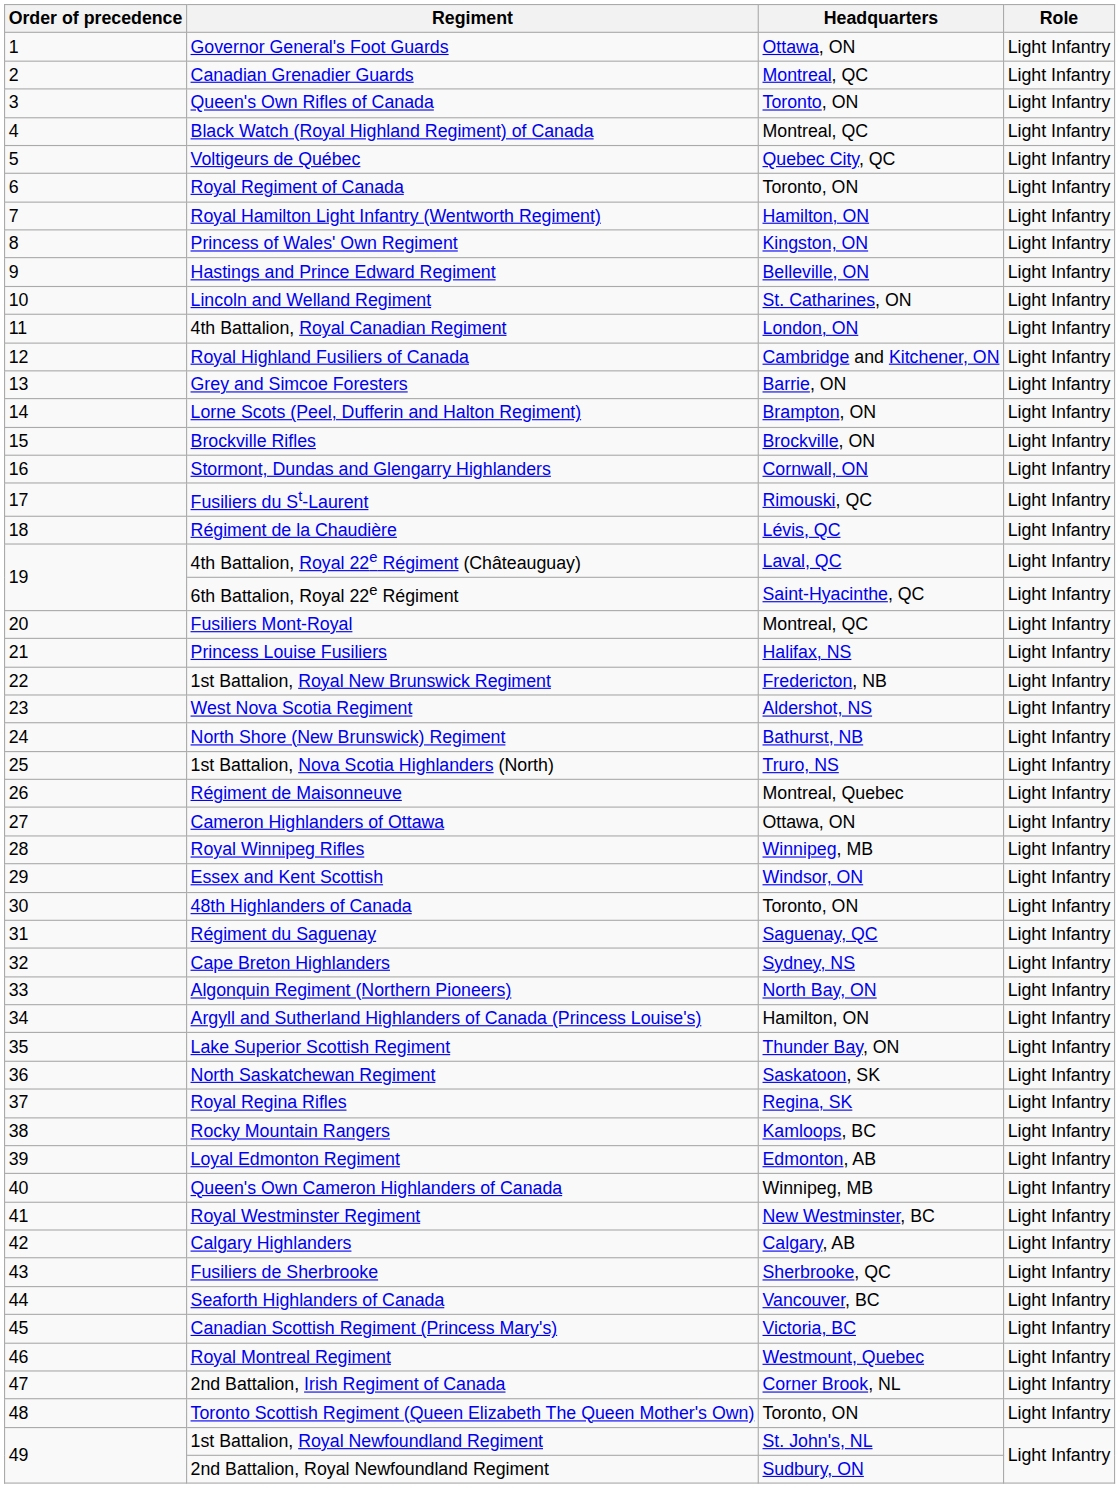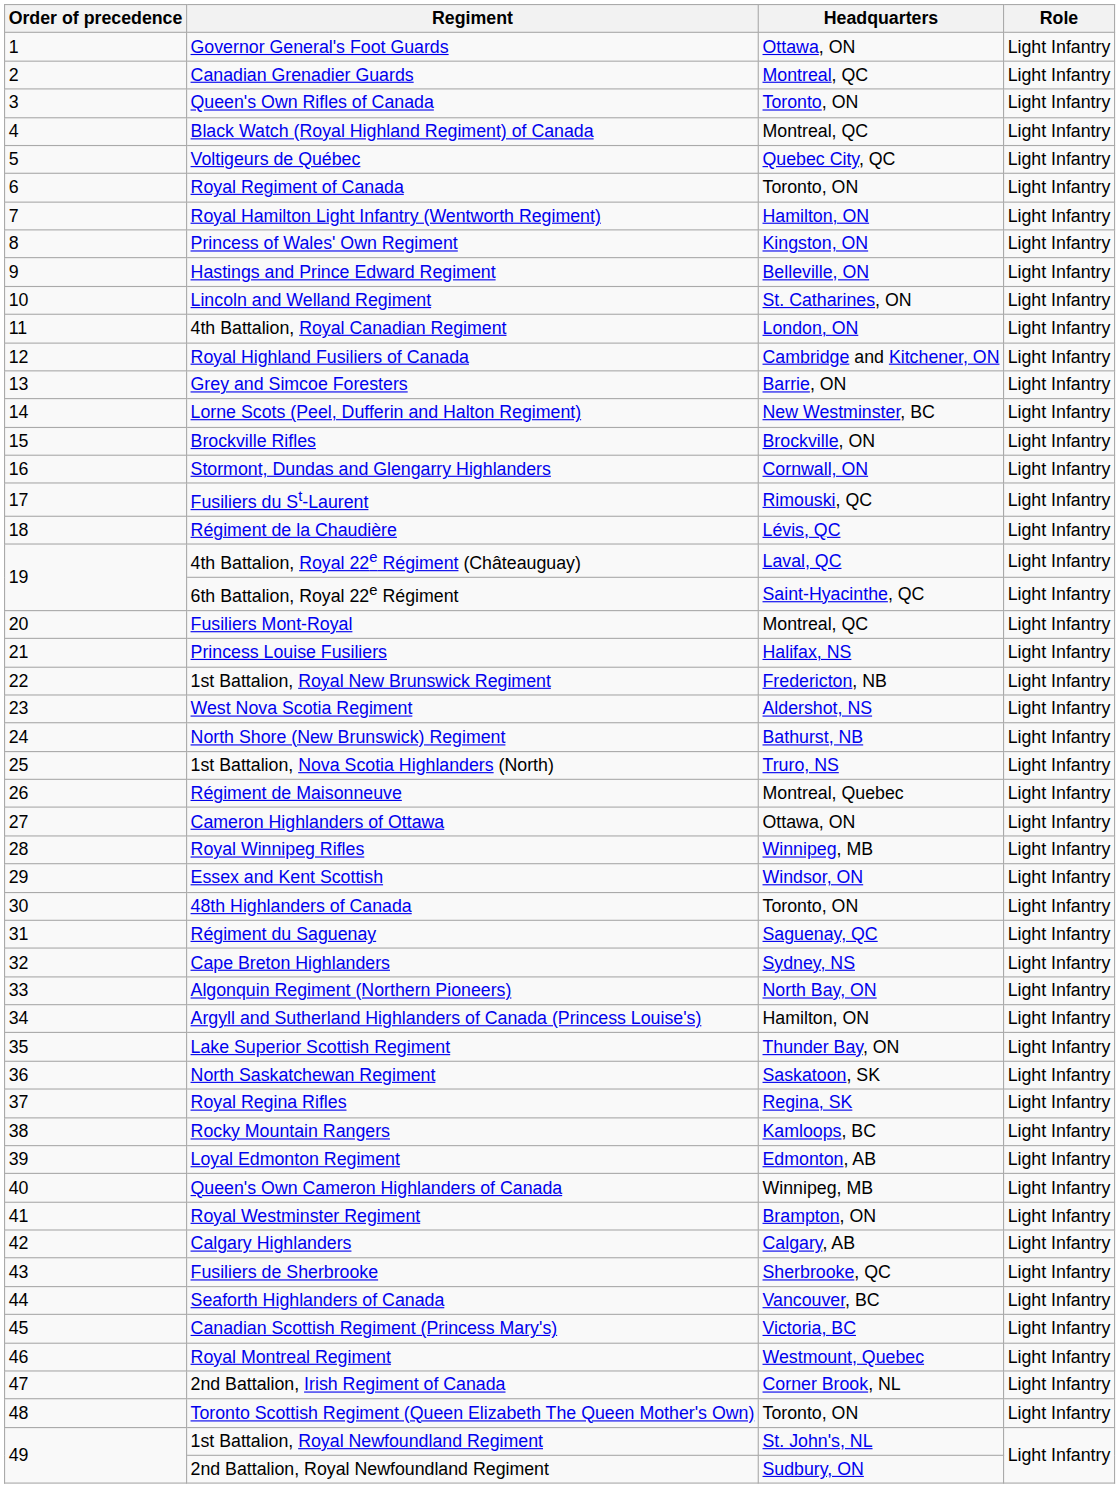(819, 412) Brampton, ON -> (849, 412) New Westminster, BC
(849, 1215) New Westminster, BC -> (819, 1215) Brampton, ON
